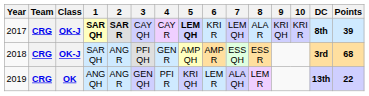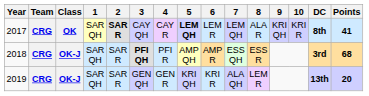(70, 30) OK-J -> (70, 30) OK
(96, 30) bold -> (95, 30) normal
(214, 30) KRI R -> (213, 30) LEM R
(348, 30) 39 -> (347, 30) 41
(119, 54) ANG R -> (118, 54) SAR R
(143, 54) normal -> (142, 54) bold
(167, 54) GEN R -> (165, 54) PFI R
(70, 78) OK -> (70, 78) OK-J
(96, 78) ANG QH -> (95, 78) SAR QH
(119, 78) ANG R -> (118, 78) SAR R
(167, 78) PFI R -> (165, 78) GEN R
(214, 78) LEM R -> (213, 78) KRI R
(348, 78) 22 -> (347, 78) 20
